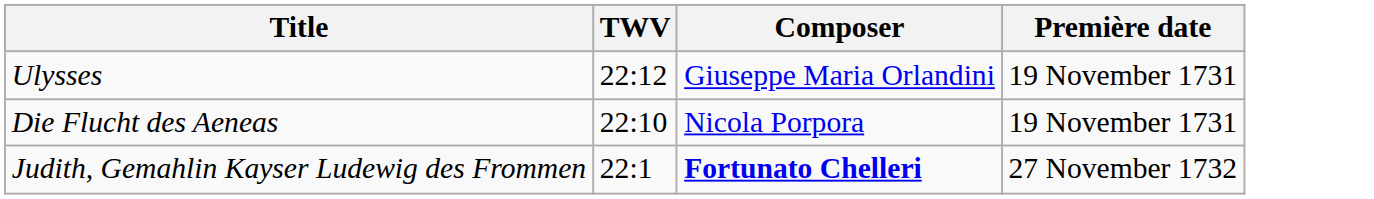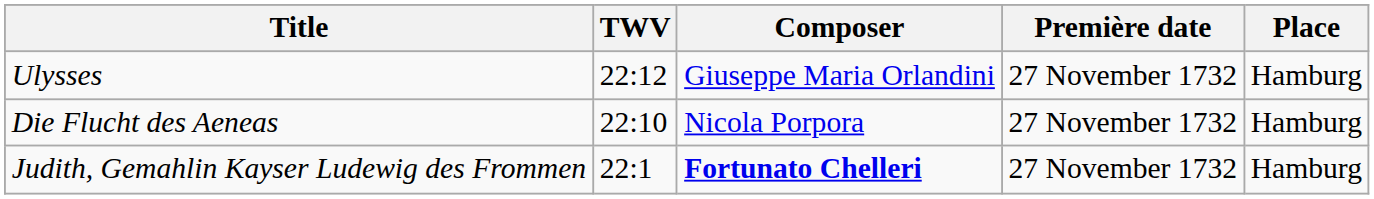+ column: (1306, 27)
(1123, 74) 19 November 1731 -> (1123, 74) 27 November 1732
(1123, 121) 19 November 1731 -> (1123, 121) 27 November 1732
